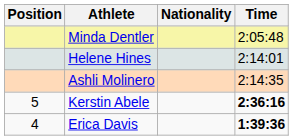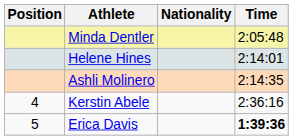(35, 102) 5 -> (35, 102) 4
(261, 102) bold -> (261, 102) normal
(35, 124) 4 -> (35, 124) 5
